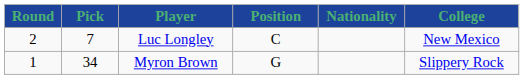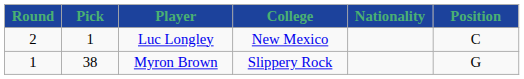columns swapped: (276, 16) <-> (461, 16)
(90, 39) 7 -> (90, 39) 1
(90, 62) 34 -> (90, 62) 38
